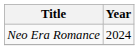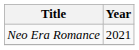(118, 34) 2024 -> (118, 34) 2021
